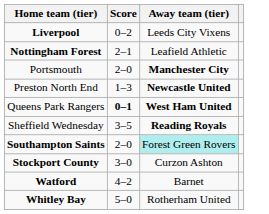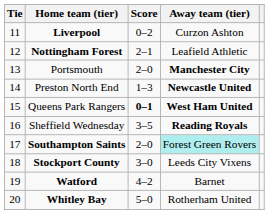+ column: (15, 13)
(189, 32) Leeds City Vixens -> (210, 32) Curzon Ashton
(189, 162) Curzon Ashton -> (210, 162) Leeds City Vixens
